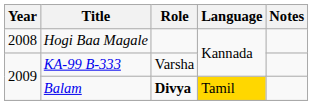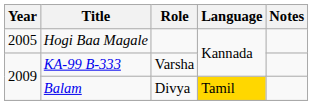(22, 40) 2008 -> (22, 40) 2005
(173, 88) bold -> (173, 88) normal
